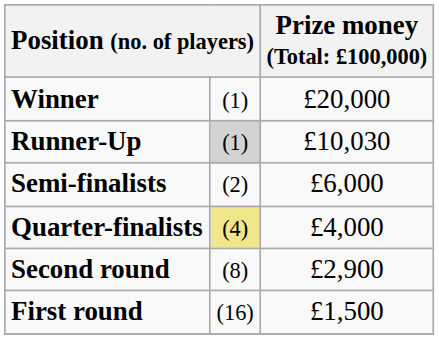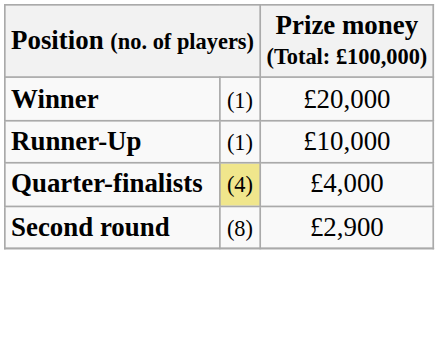(235, 142) lightgrey background -> (240, 142) no background
(347, 141) £10,030 -> (347, 141) £10,000
- row: (89, 183)
- row: (77, 311)
